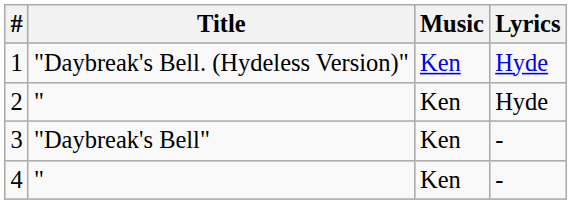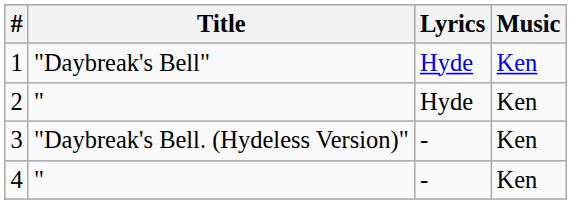columns swapped: (528, 23) <-> (452, 23)
(221, 62) "Daybreak's Bell. (Hydeless Version)" -> (122, 62) "Daybreak's Bell"
(122, 140) "Daybreak's Bell" -> (221, 140) "Daybreak's Bell. (Hydeless Version)"
